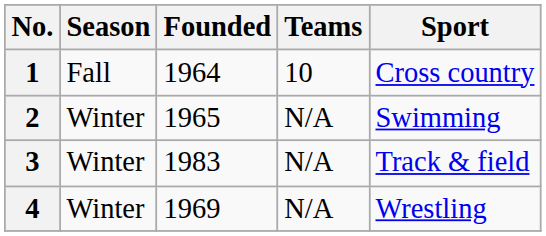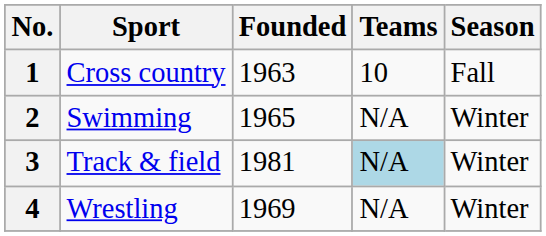columns swapped: (455, 27) <-> (108, 27)
(192, 72) 1964 -> (267, 72) 1963
(192, 162) 1983 -> (267, 162) 1981
(309, 162) no background -> (384, 162) lightblue background
